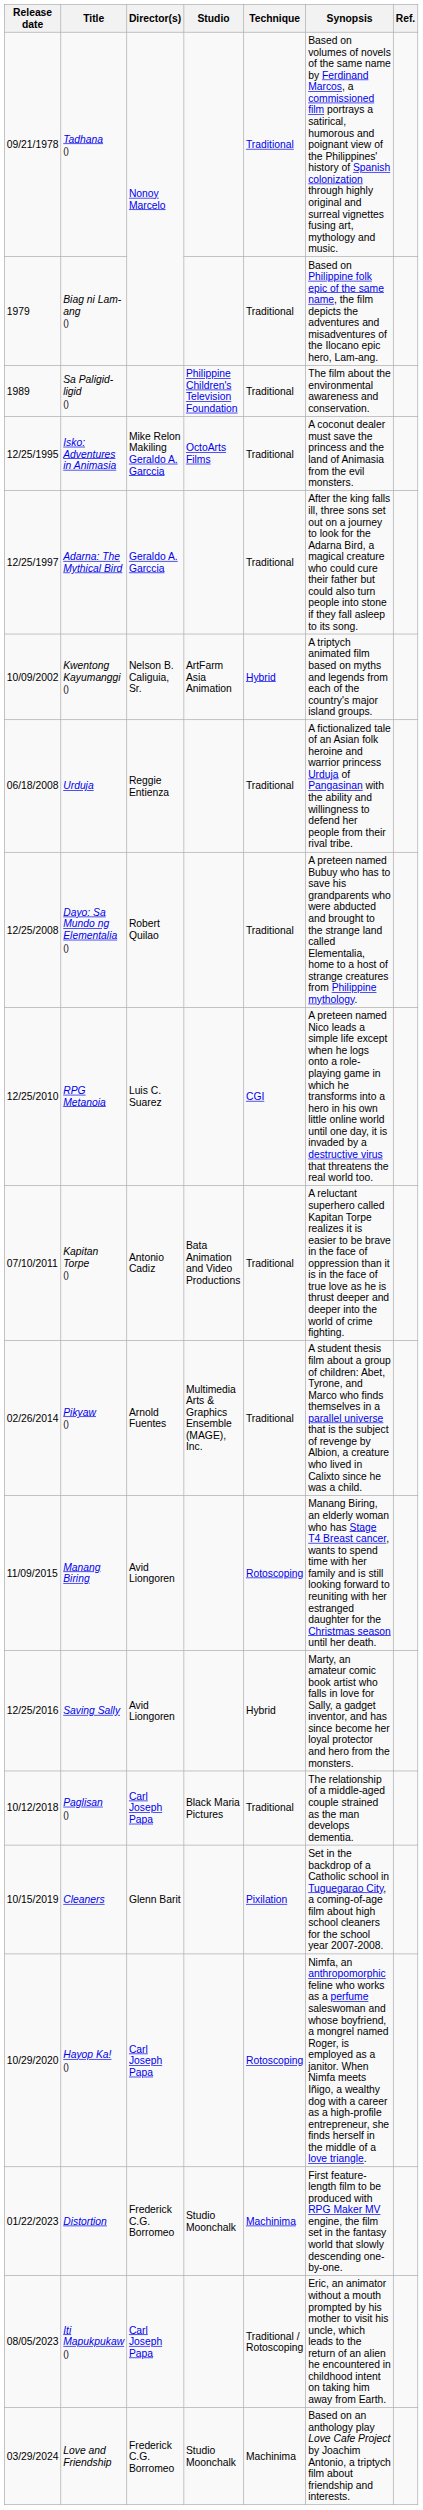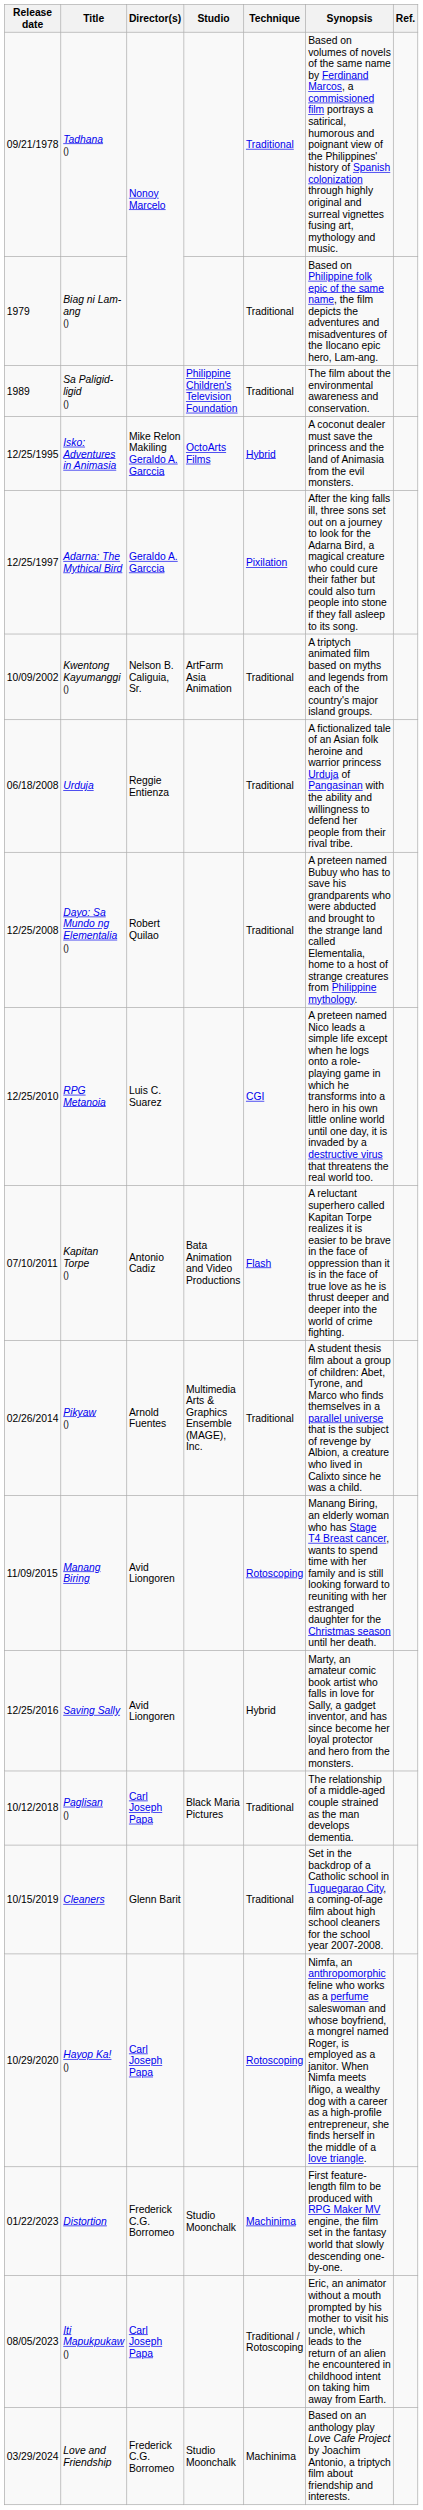(270, 454) Traditional -> (261, 454) Hybrid
(270, 563) Traditional -> (267, 563) Pixilation
(261, 677) Hybrid -> (270, 677) Traditional
(270, 1263) Traditional -> (259, 1263) Flash
(267, 1900) Pixilation -> (270, 1900) Traditional
